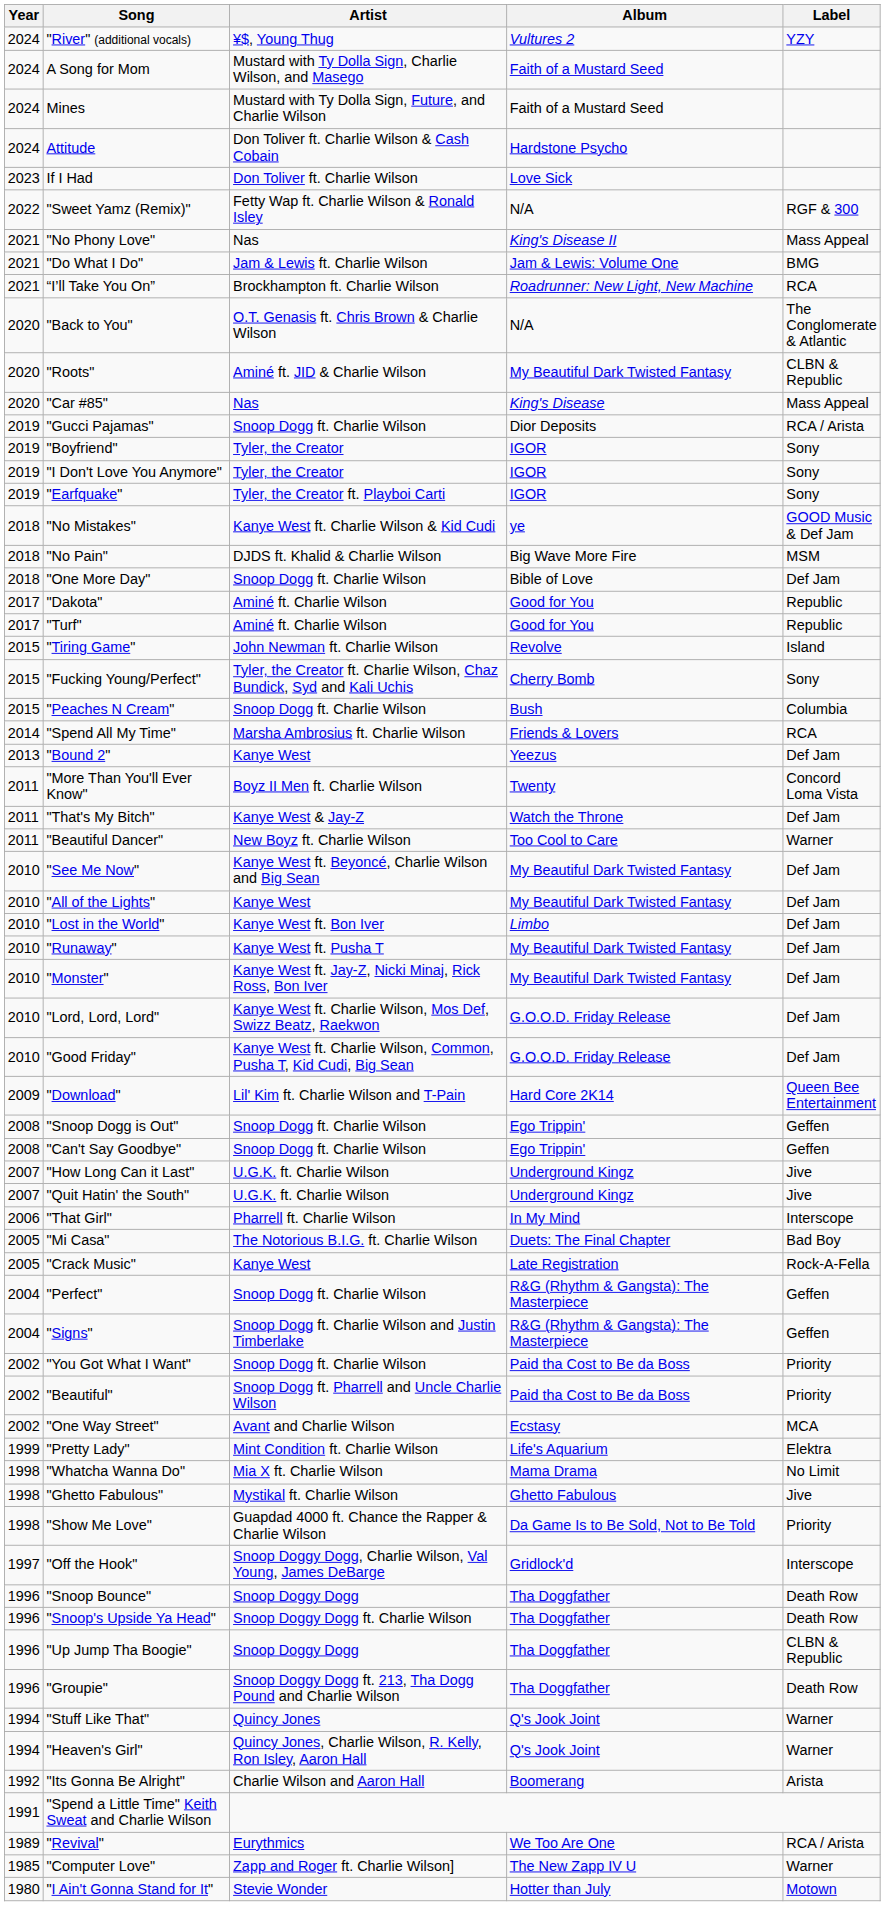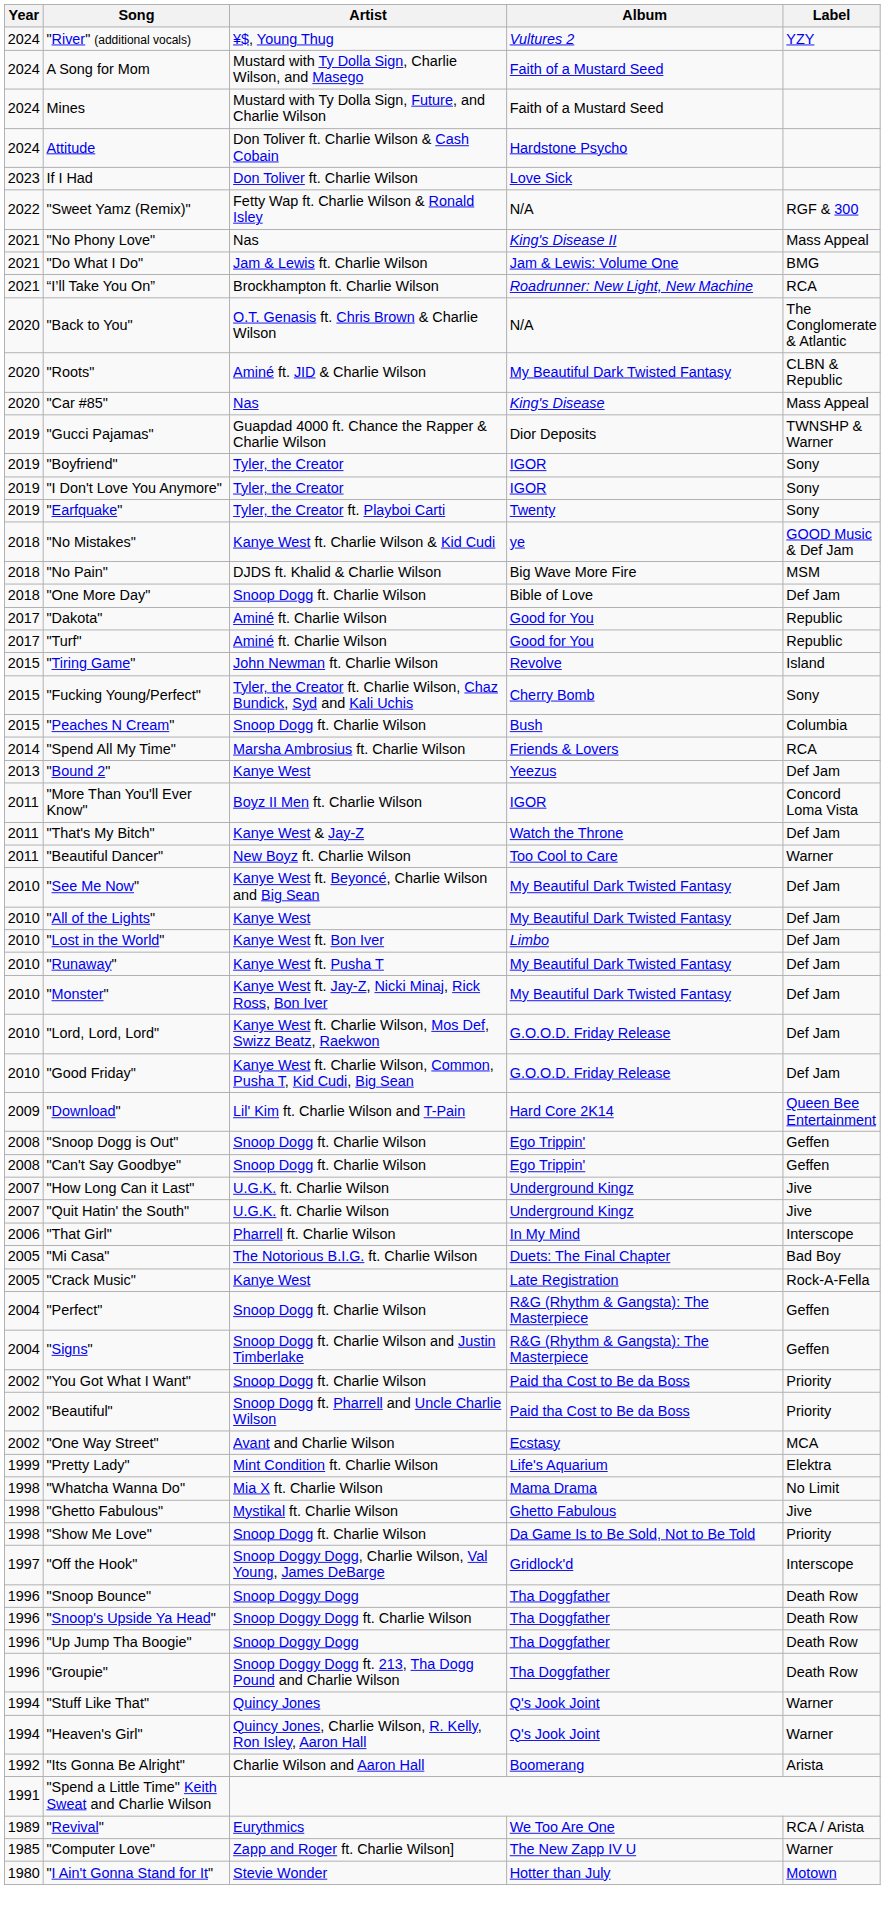(330, 426) Snoop Dogg ft. Charlie Wilson -> (360, 434) Guapdad 4000 ft. Chance the Rapper & Charlie Wilson
(825, 426) RCA / Arista -> (824, 434) TWNSHP & Warner
(528, 494) IGOR -> (533, 510) Twenty
(533, 786) Twenty -> (528, 802) IGOR
(360, 1526) Guapdad 4000 ft. Chance the Rapper & Charlie Wilson -> (330, 1534) Snoop Dogg ft. Charlie Wilson
(814, 1649) CLBN & Republic -> (822, 1641) Death Row
